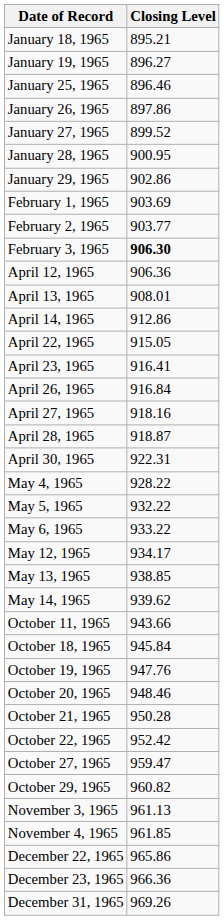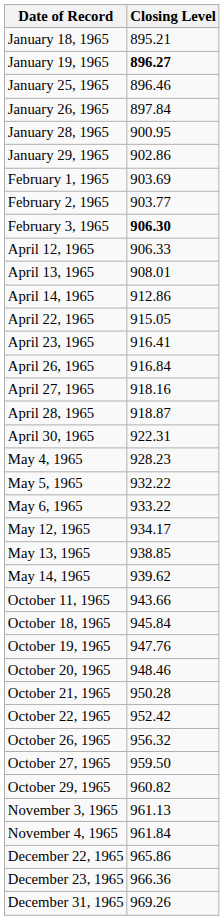(151, 62) normal -> (151, 62) bold
(151, 109) 897.86 -> (151, 109) 897.84
- row: (58, 132)
(151, 272) 906.36 -> (151, 249) 906.33
(151, 483) 928.22 -> (151, 459) 928.23
+ row: (59, 739)
(151, 763) 959.47 -> (151, 763) 959.50
(151, 833) 961.85 -> (151, 833) 961.84
